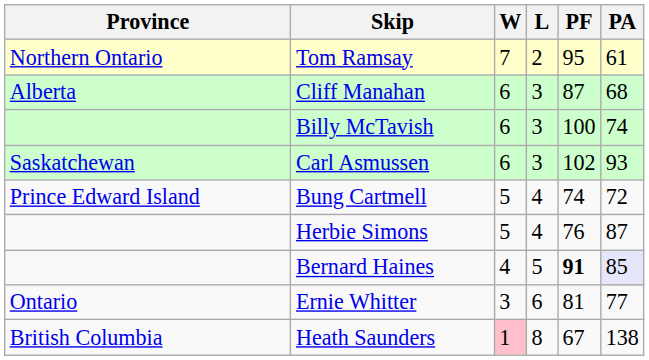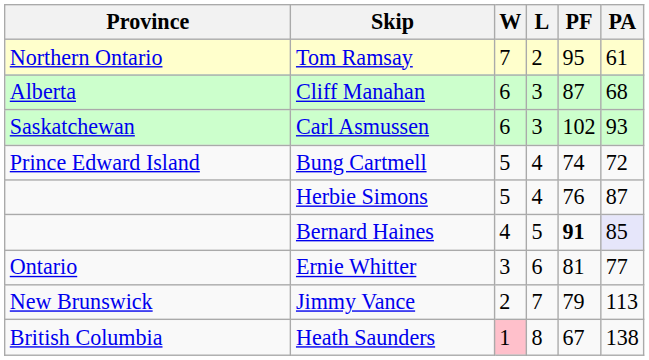- row: (365, 127)
+ row: (356, 302)
